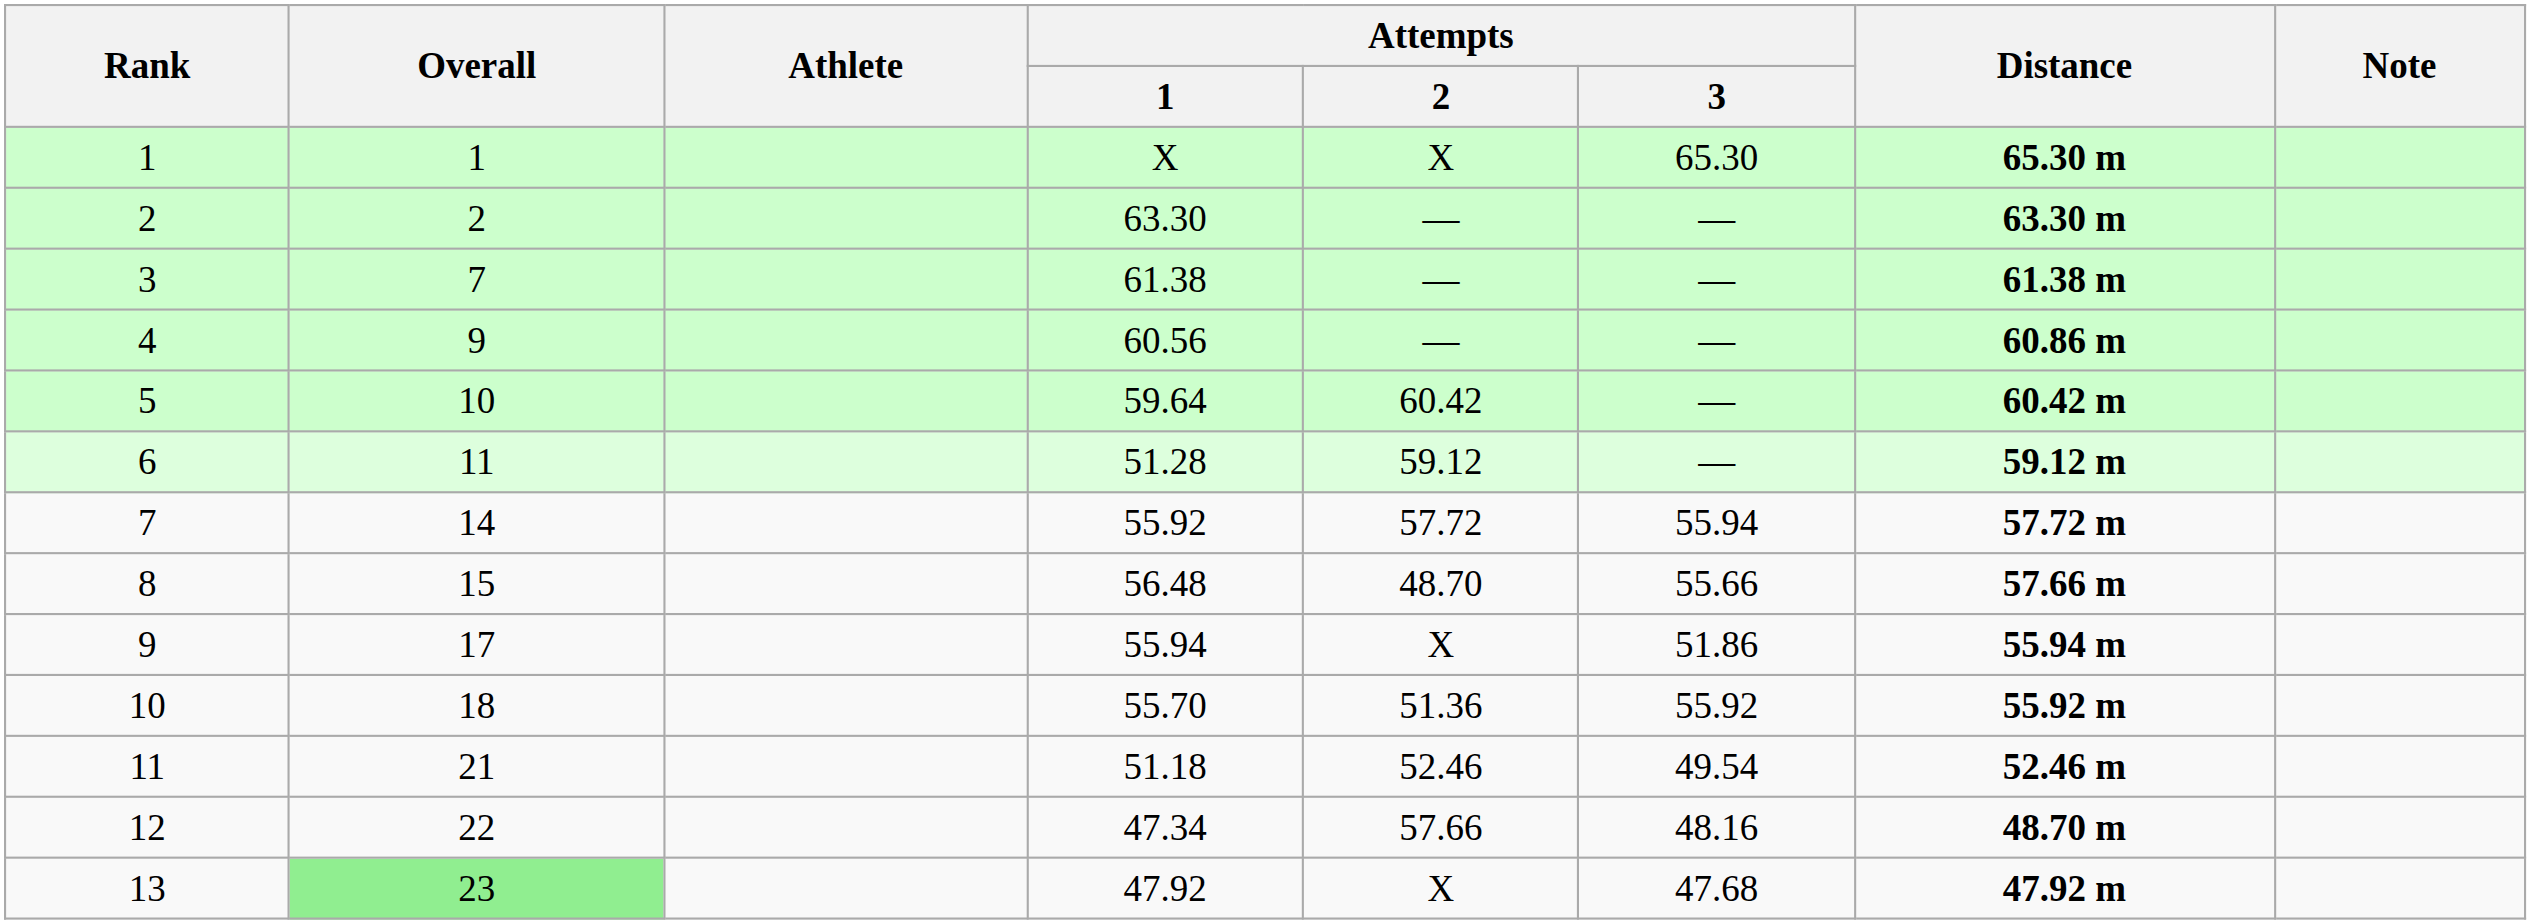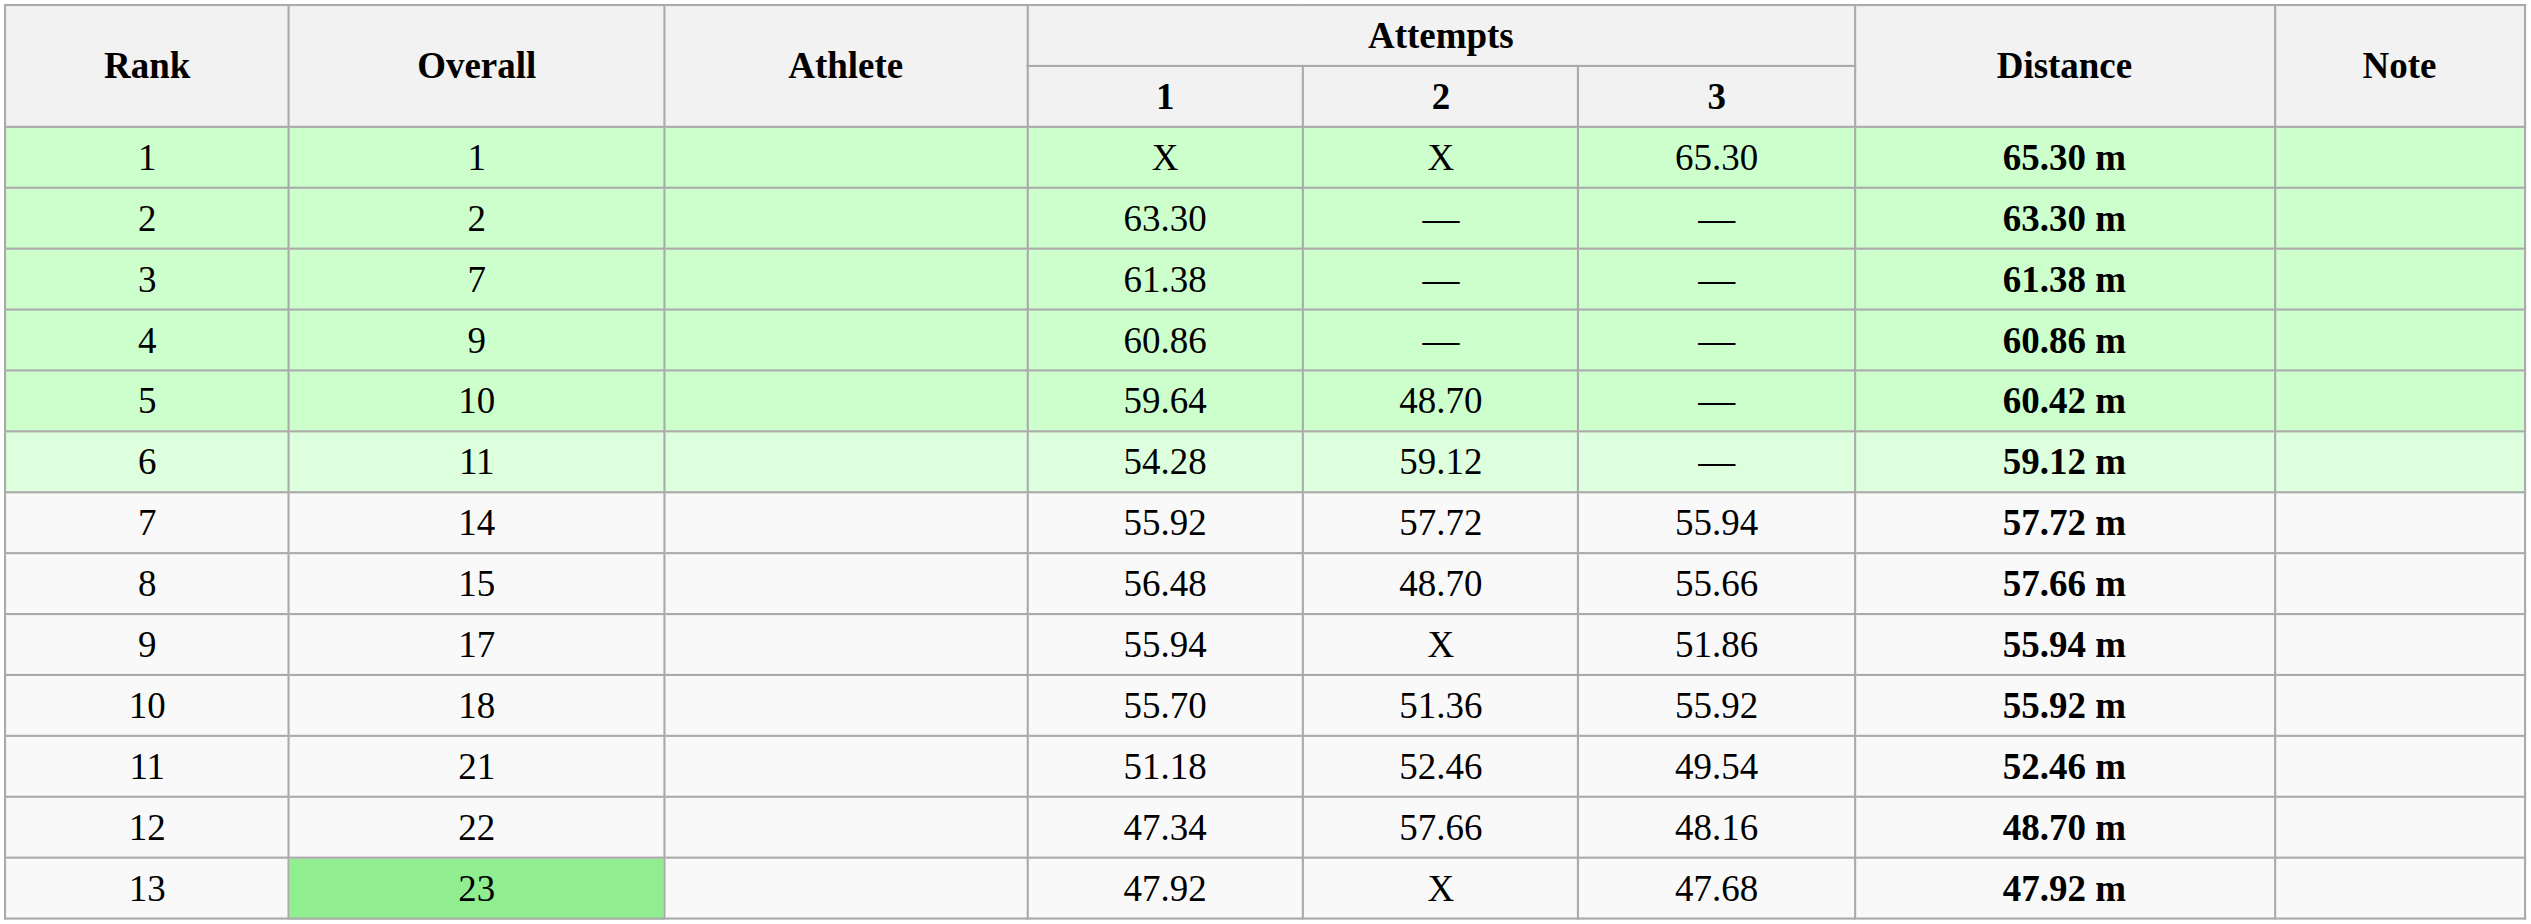(1165, 339) 60.56 -> (1165, 339) 60.86
(1441, 400) 60.42 -> (1441, 400) 48.70
(1165, 461) 51.28 -> (1165, 461) 54.28
